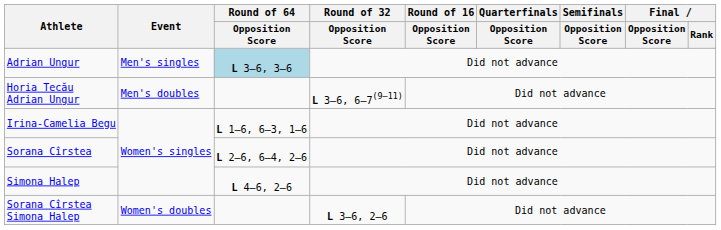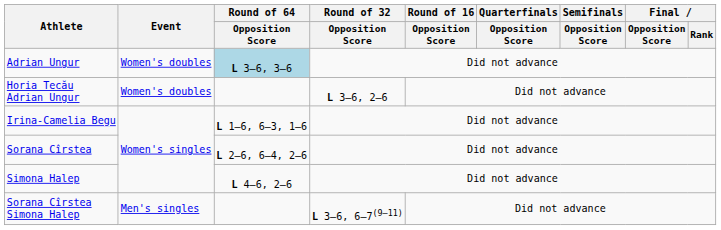(160, 63) Men's singles -> (166, 63) Women's doubles
(160, 93) Men's doubles -> (166, 91) Women's doubles
(357, 99) L 3–6, 6–7(9–11) -> (357, 97) L 3–6, 2–6
(166, 210) Women's doubles -> (160, 208) Men's singles
(357, 216) L 3–6, 2–6 -> (357, 215) L 3–6, 6–7(9–11)
